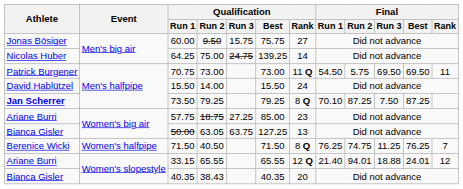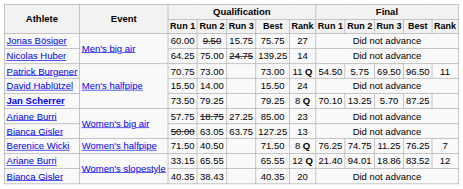(418, 71) 69.50 -> (418, 71) 96.50
(360, 101) 87.25 -> (360, 101) 13.25
(389, 101) 7.50 -> (389, 101) 5.70
(389, 162) 18.88 -> (389, 162) 18.86
(418, 162) 24.01 -> (418, 162) 83.52
